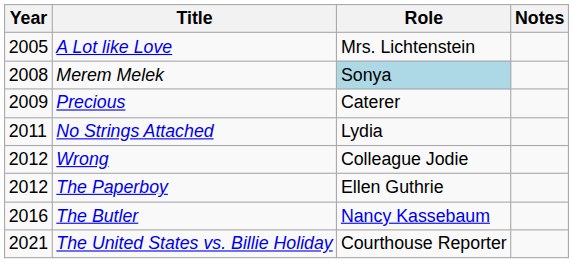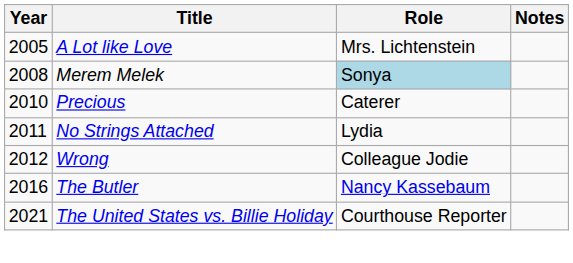(28, 103) 2009 -> (28, 103) 2010
- row: (112, 187)
